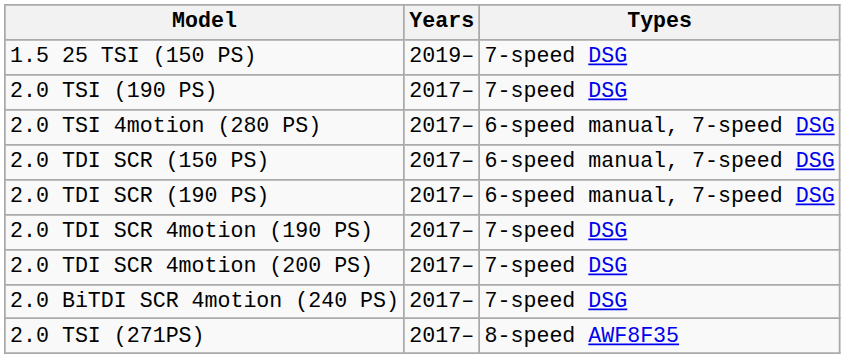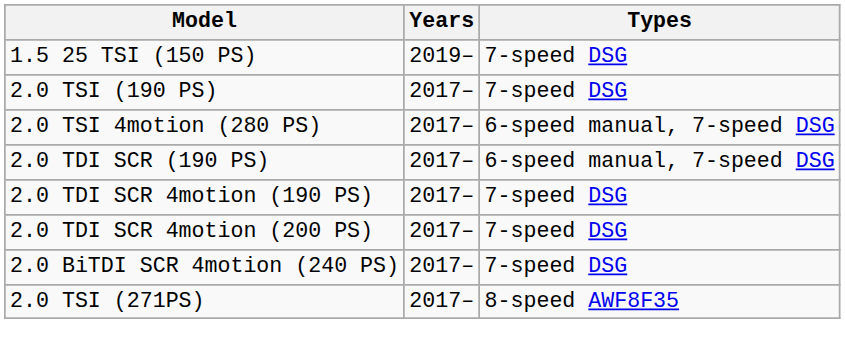- row: (140, 162)
